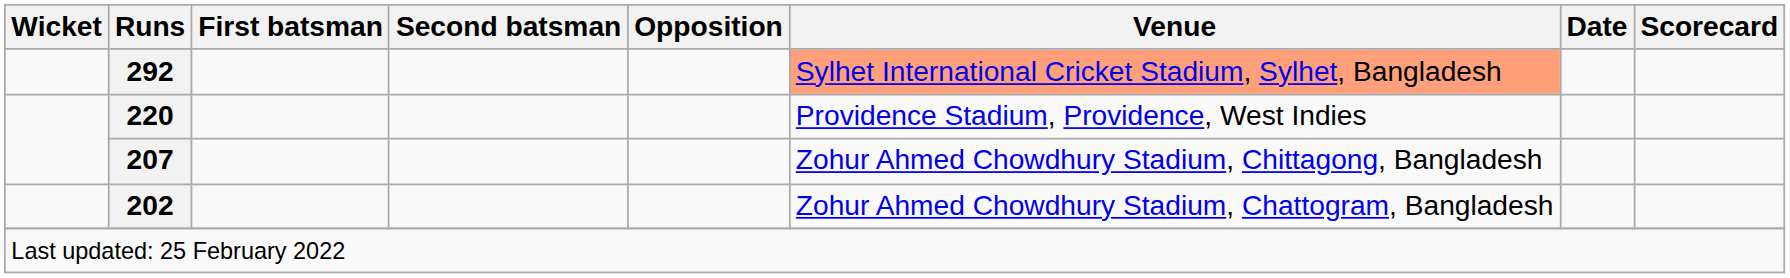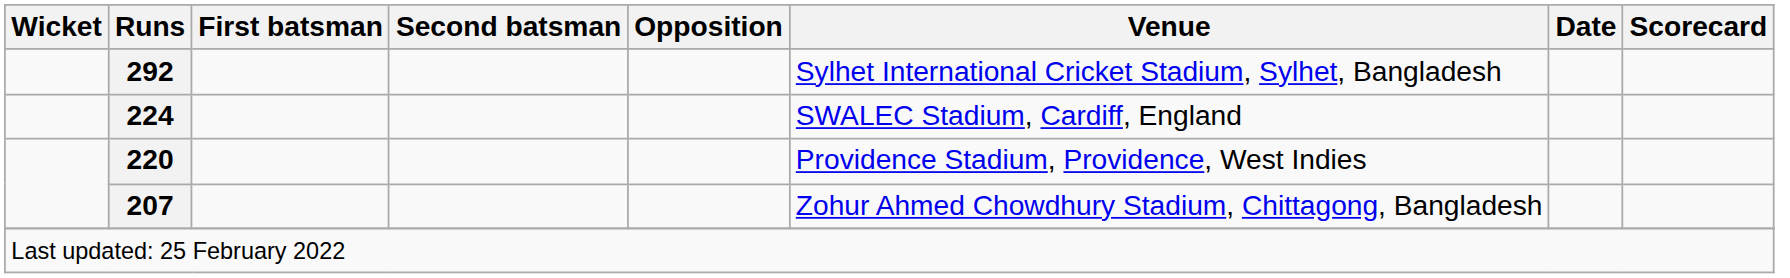(1149, 71) lightsalmon background -> (1149, 71) no background
+ row: (150, 116)
- row: (150, 205)
